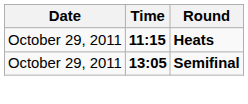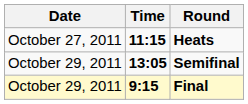(65, 39) October 29, 2011 -> (65, 39) October 27, 2011
+ row: (191, 87)
